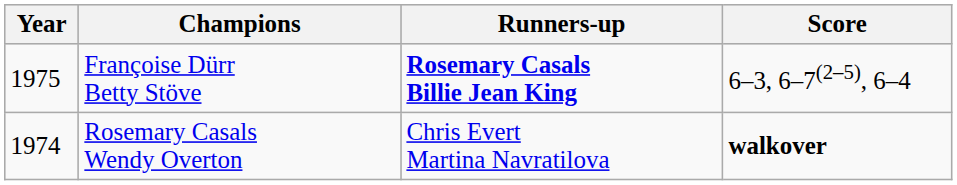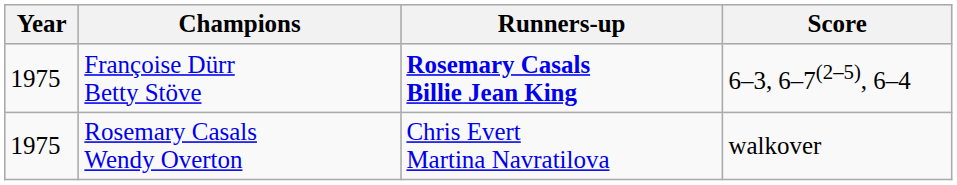(35, 145) 1974 -> (35, 145) 1975
(778, 145) bold -> (775, 145) normal
